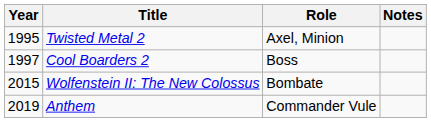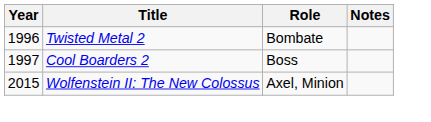(24, 38) 1995 -> (24, 38) 1996
(305, 38) Axel, Minion -> (295, 38) Bombate
(295, 83) Bombate -> (305, 83) Axel, Minion
- row: (71, 106)
